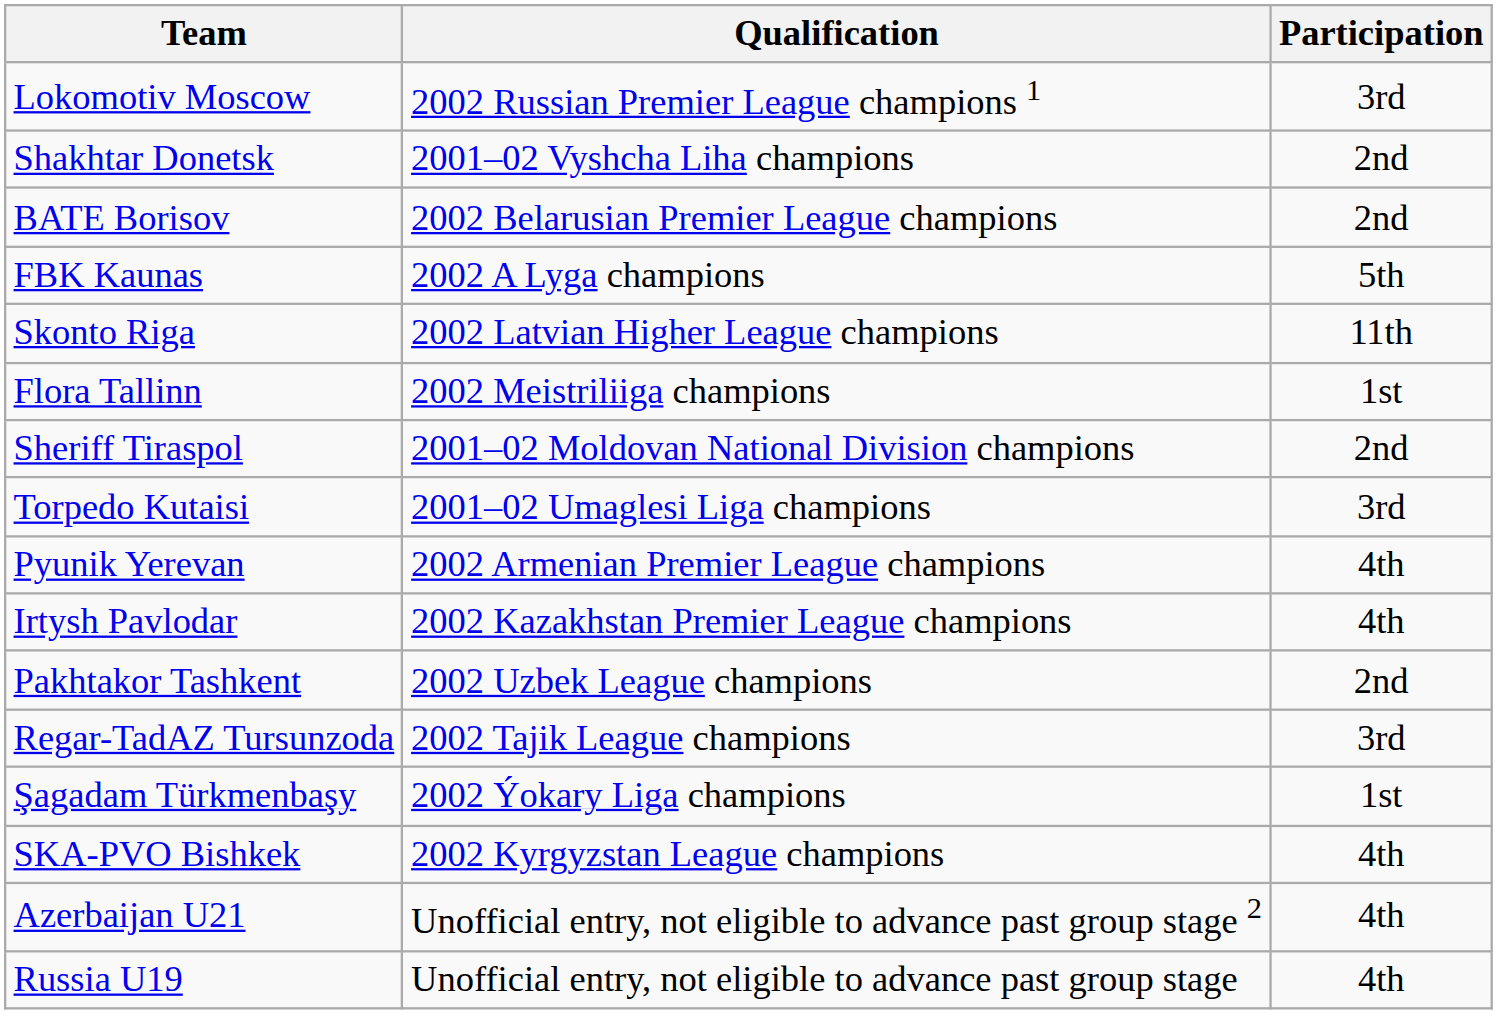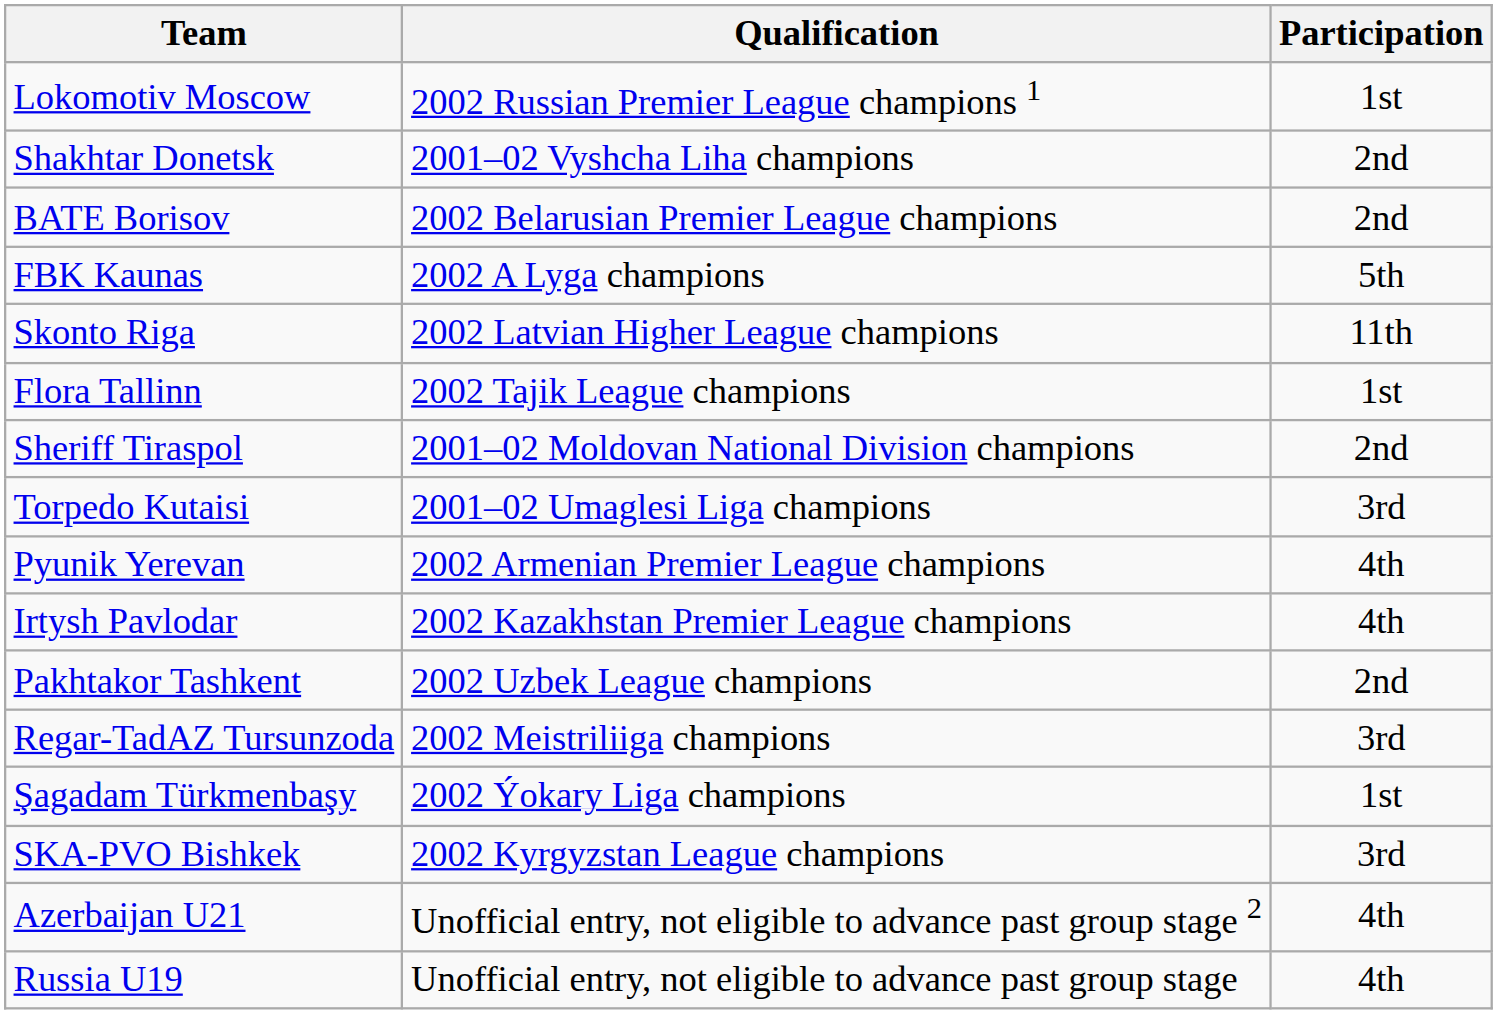(1381, 96) 3rd -> (1381, 96) 1st
(621, 390) 2002 Meistriliiga champions -> (631, 390) 2002 Tajik League champions
(631, 737) 2002 Tajik League champions -> (621, 737) 2002 Meistriliiga champions
(1381, 853) 4th -> (1381, 853) 3rd
